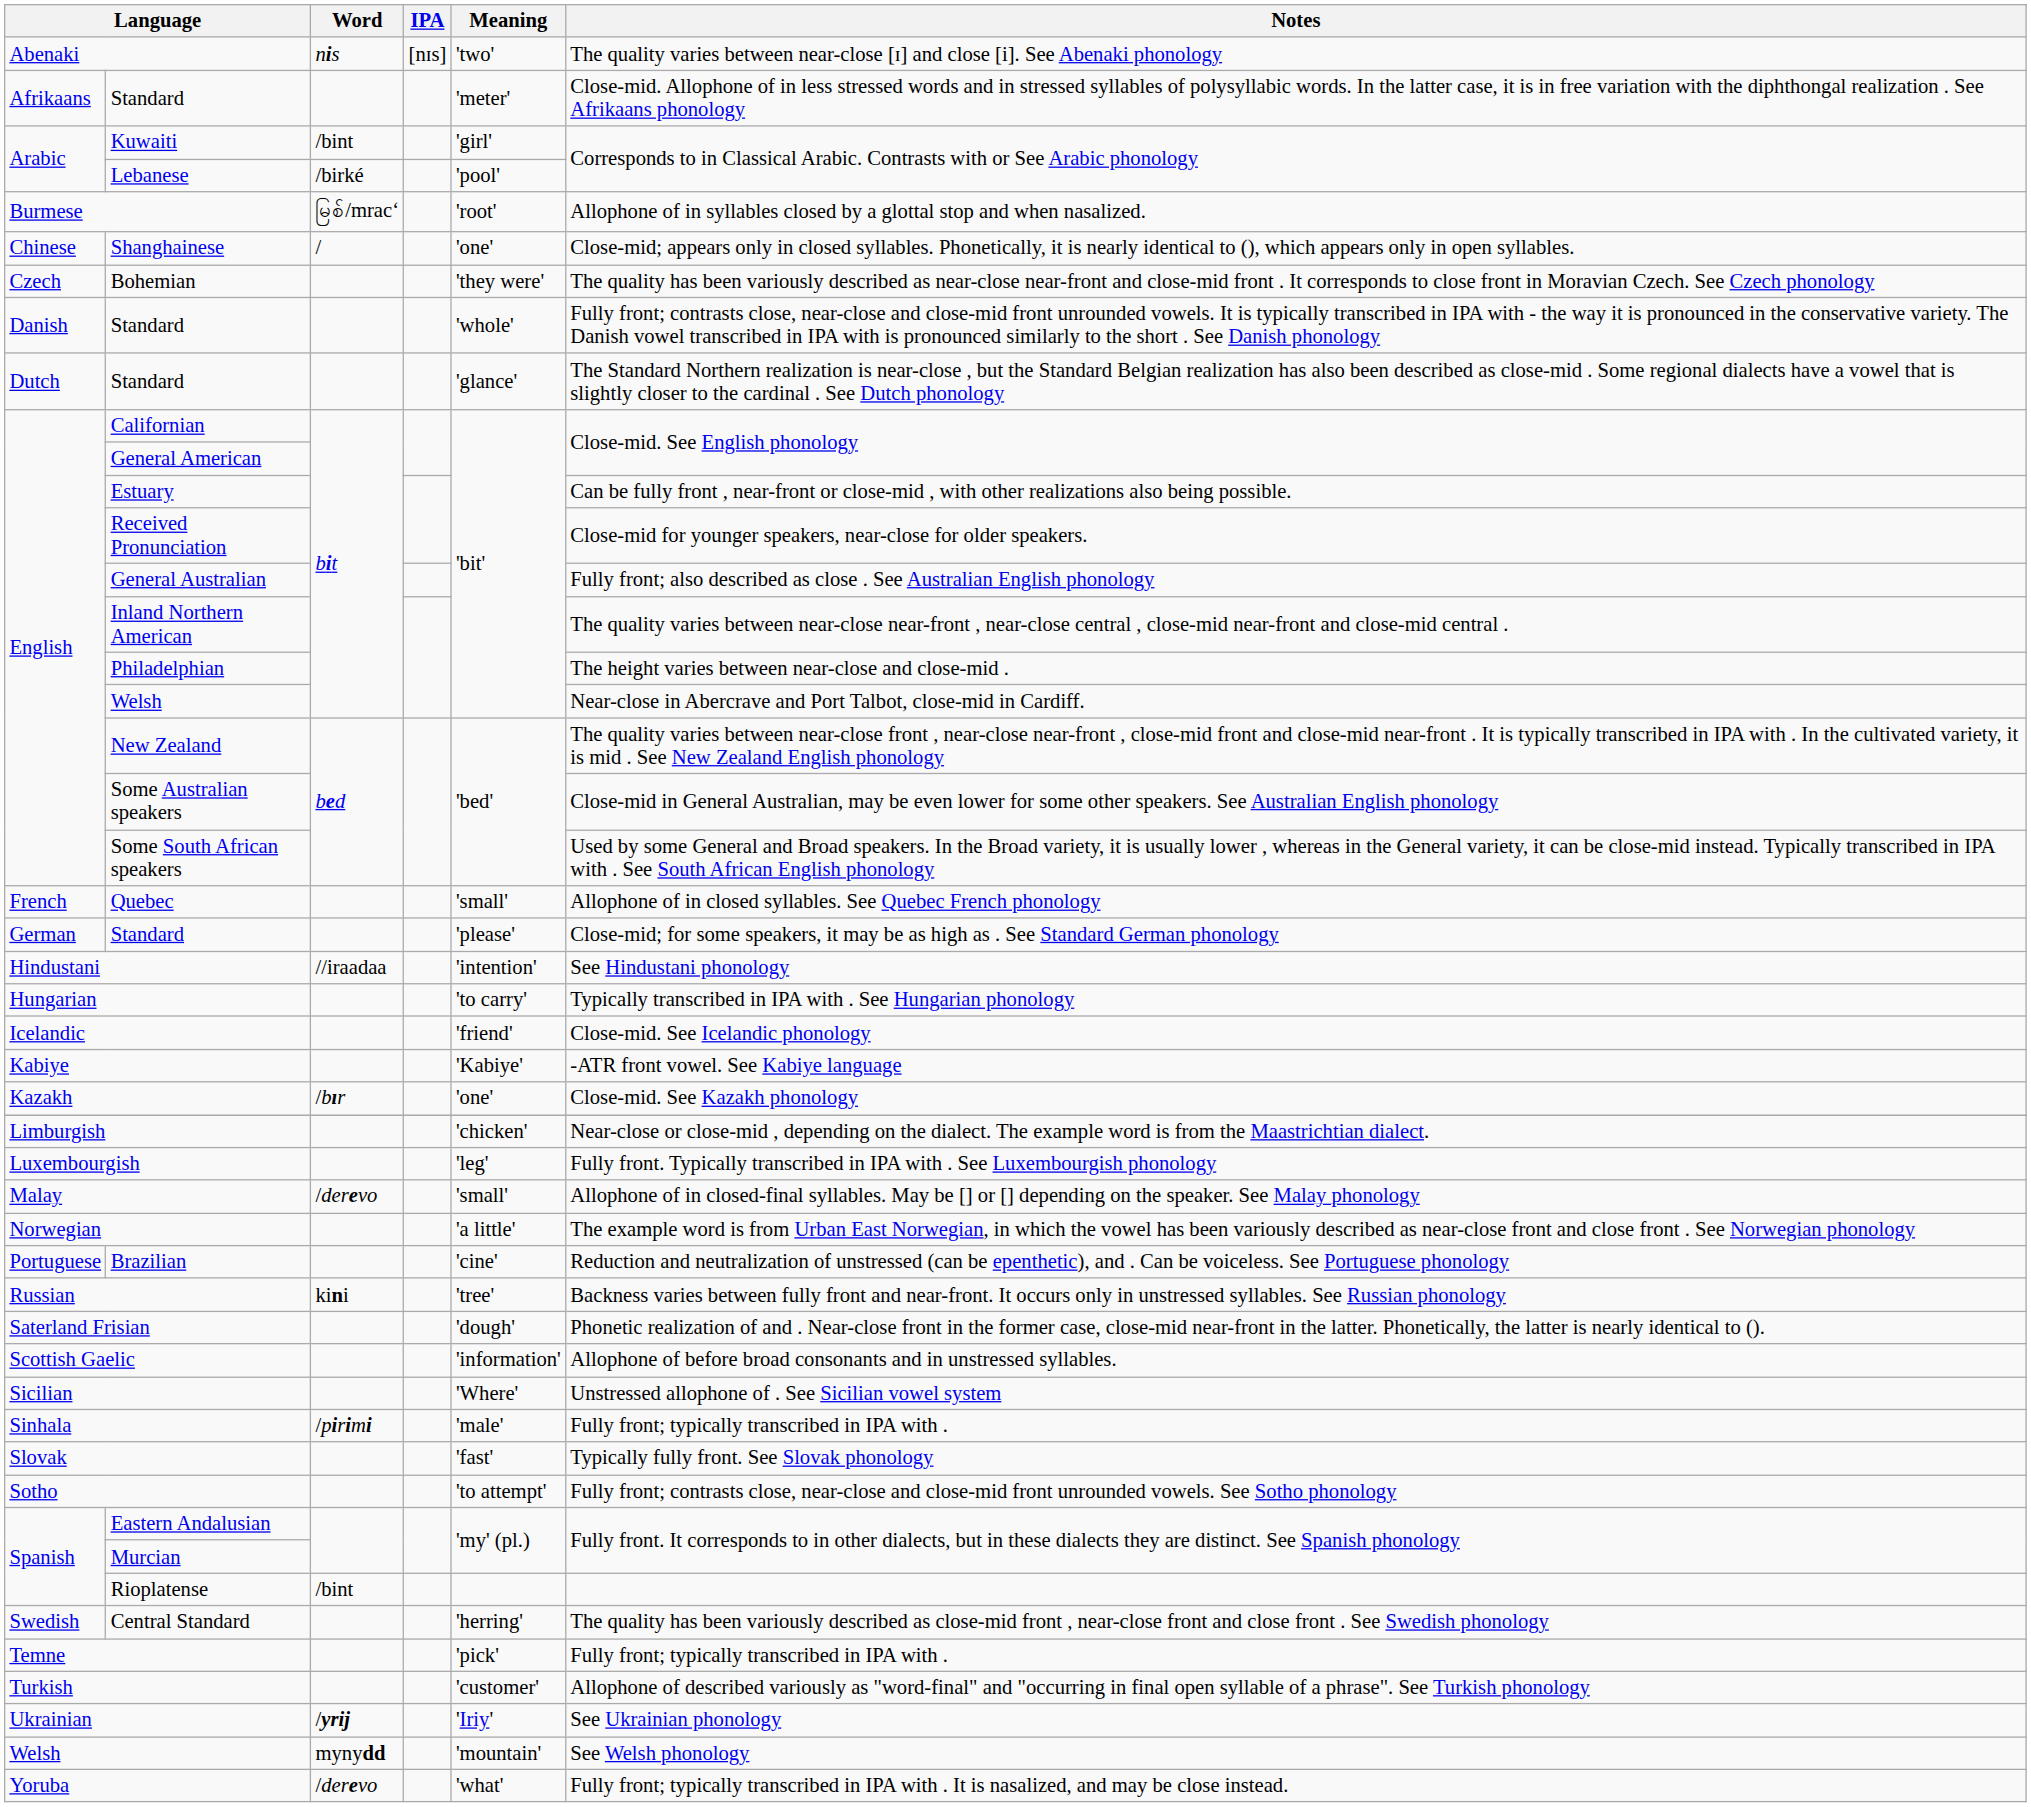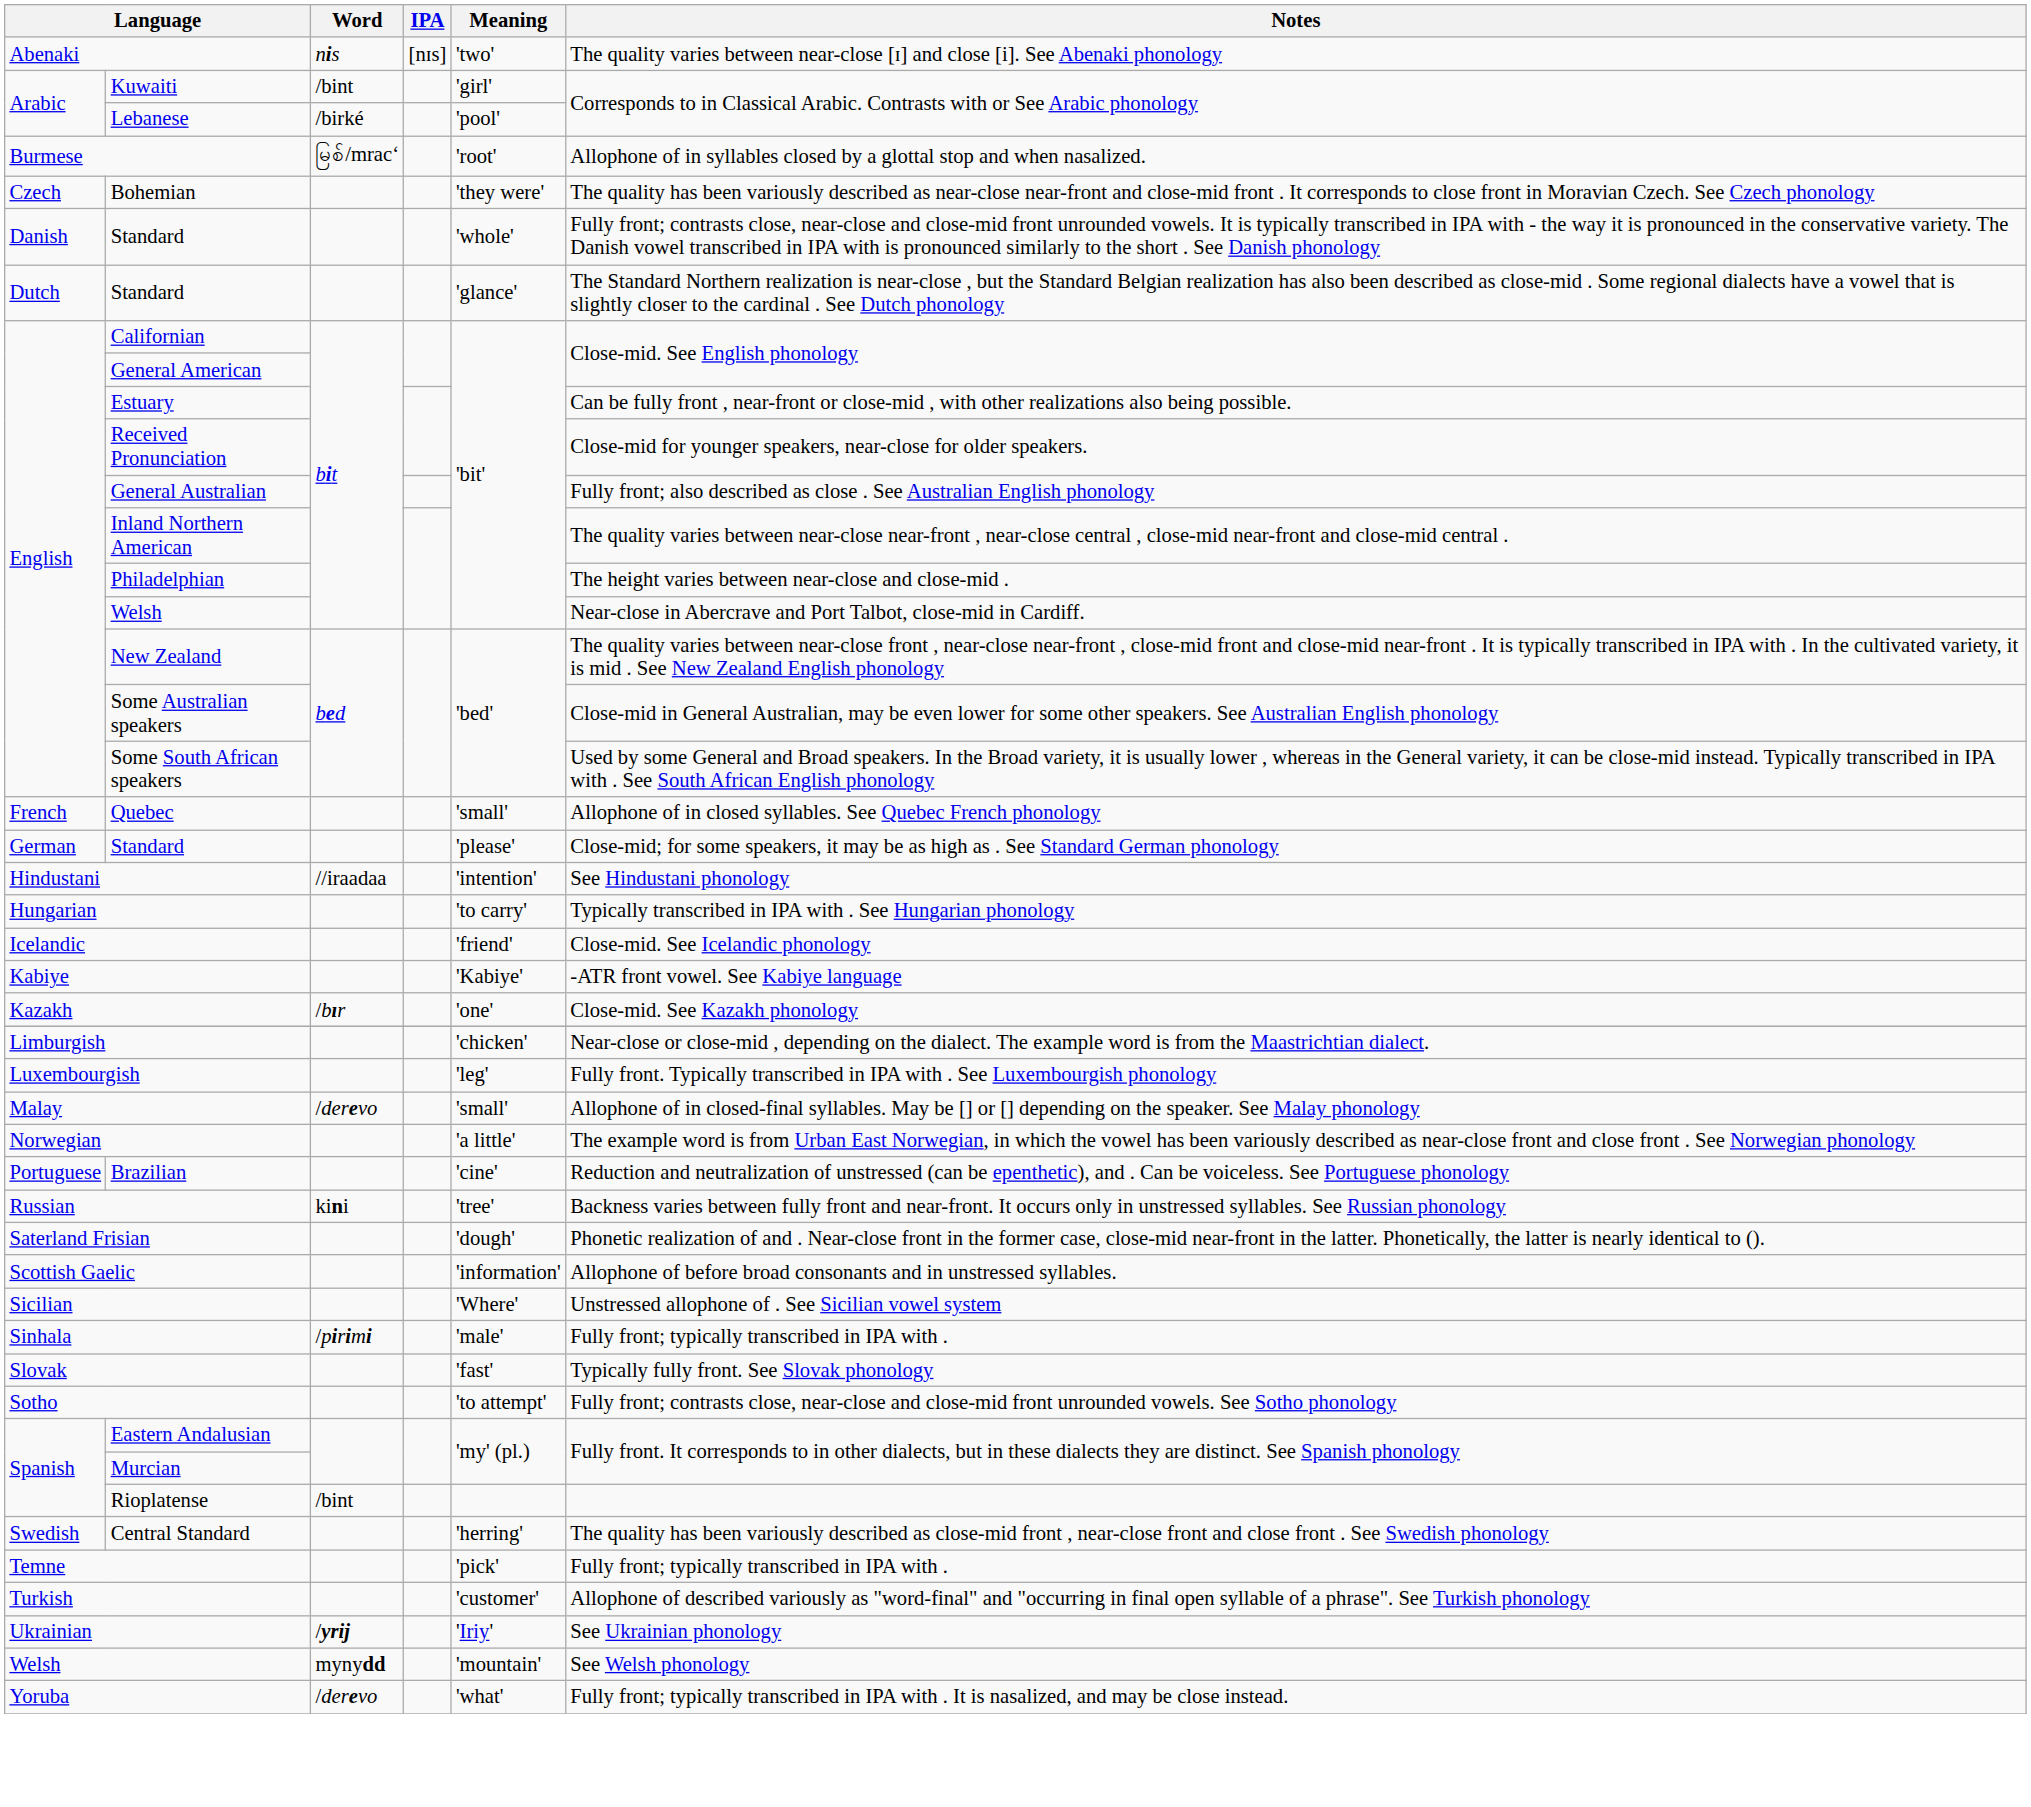- row: (50, 97)
- row: (43, 248)
